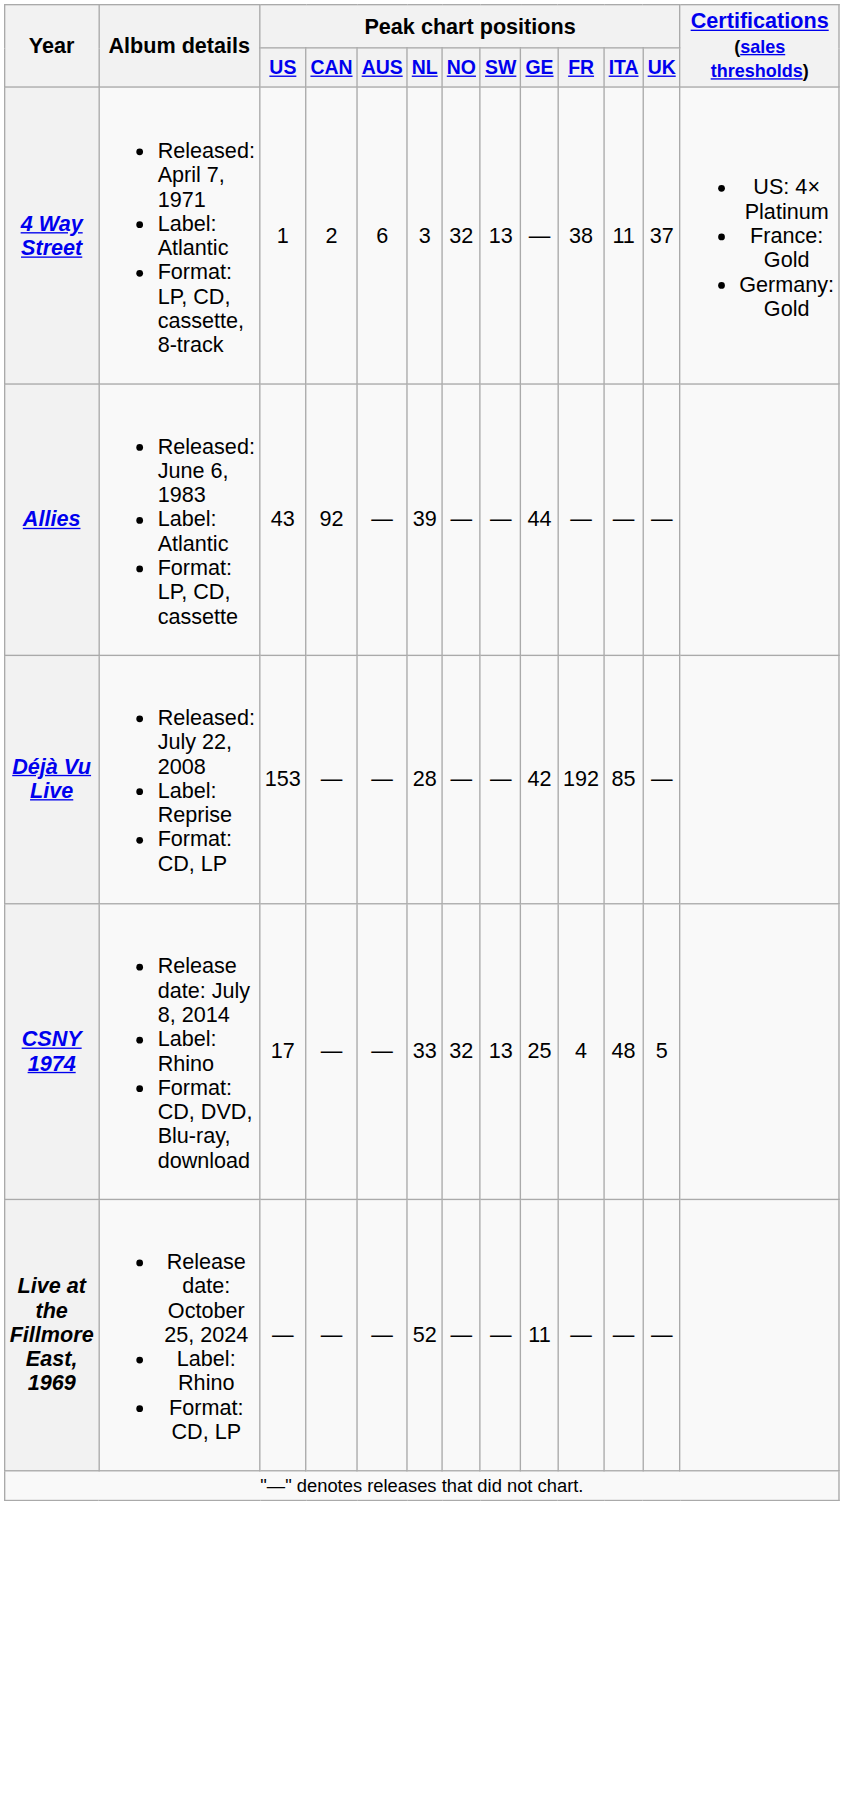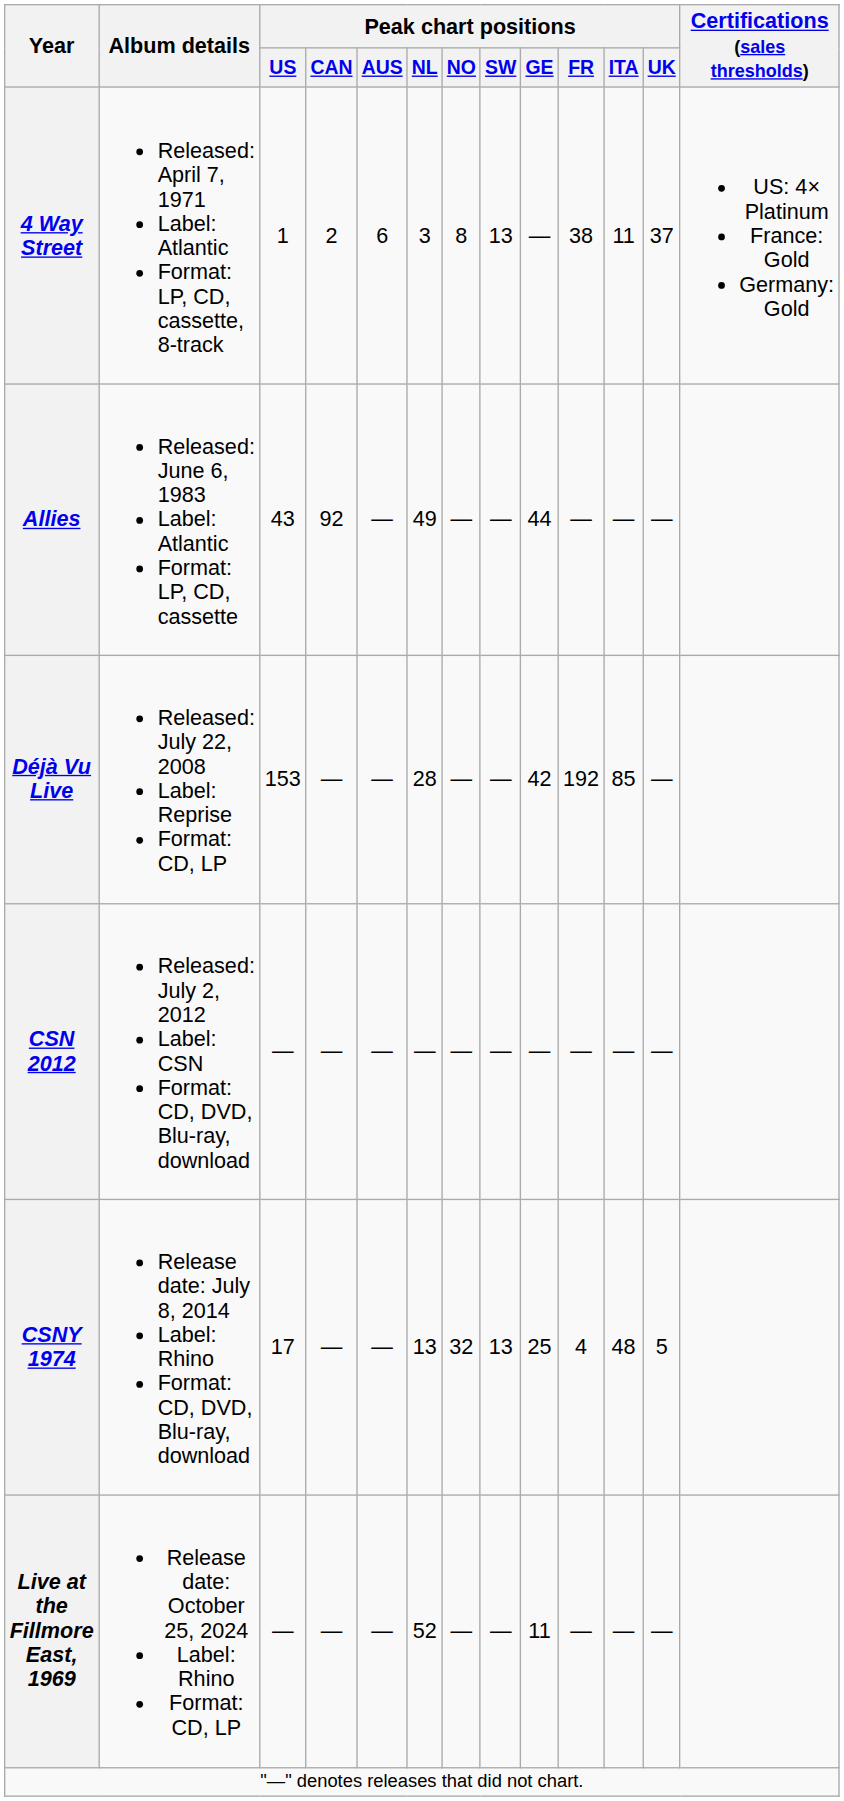(461, 235) 32 -> (461, 235) 8
(425, 519) 39 -> (425, 519) 49
+ row: (52, 1051)
(425, 1051) 33 -> (425, 1347) 13
